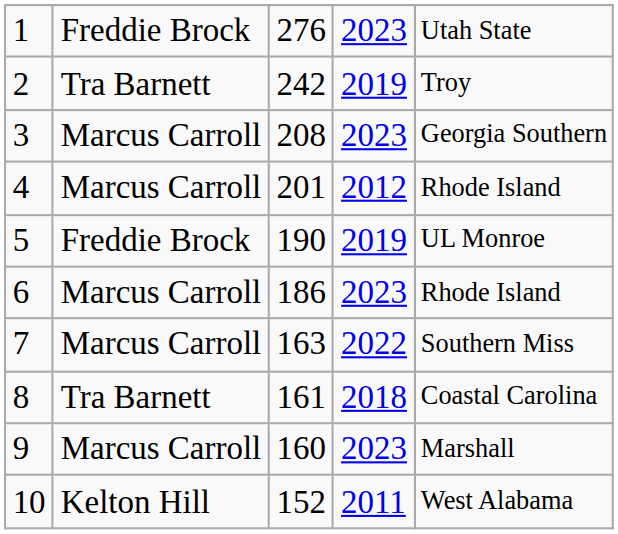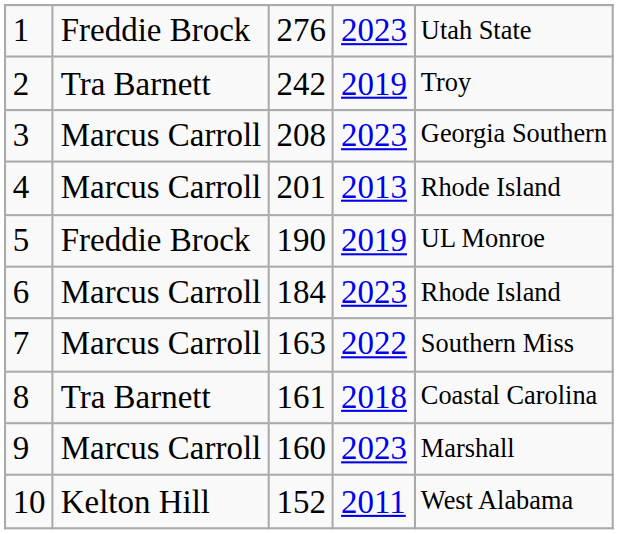(374, 187) 2012 -> (374, 187) 2013
(301, 291) 186 -> (301, 291) 184
